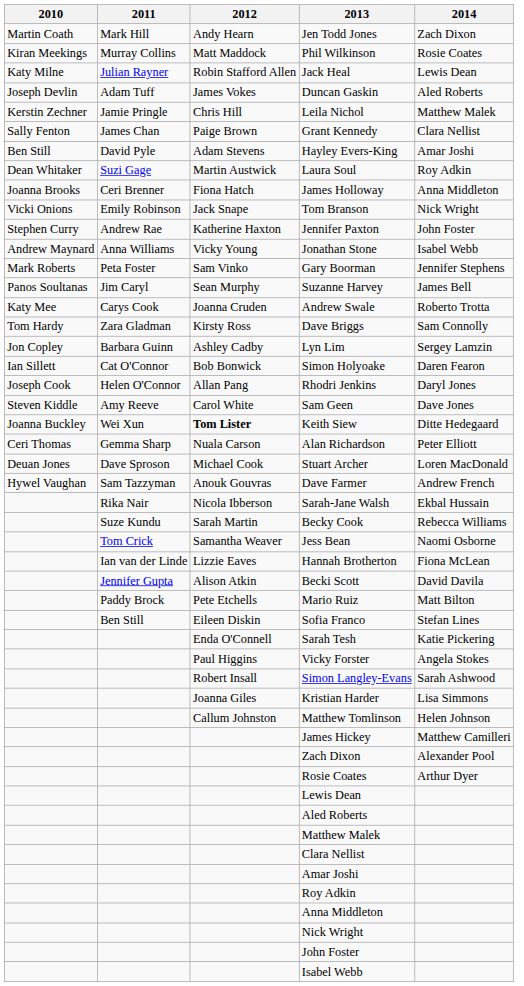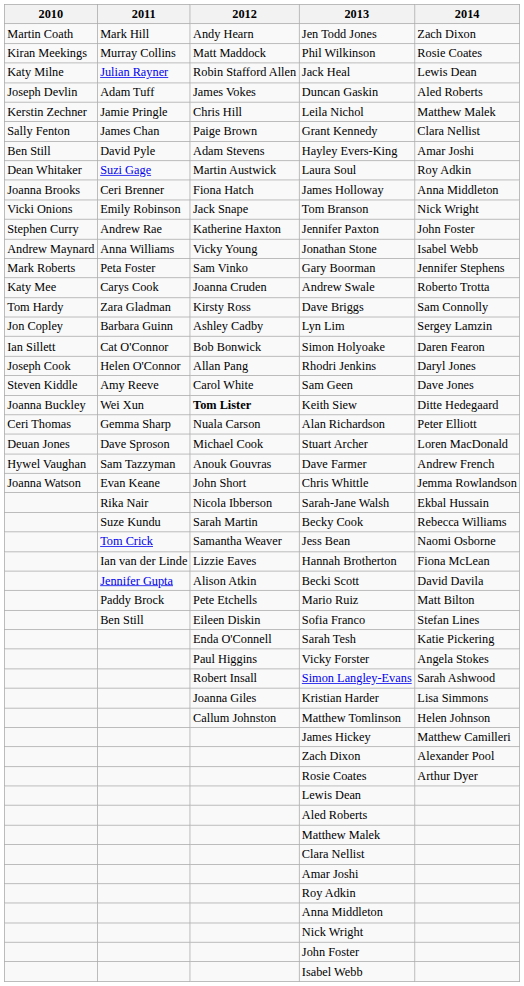- row: (342, 287)
+ row: (335, 483)
